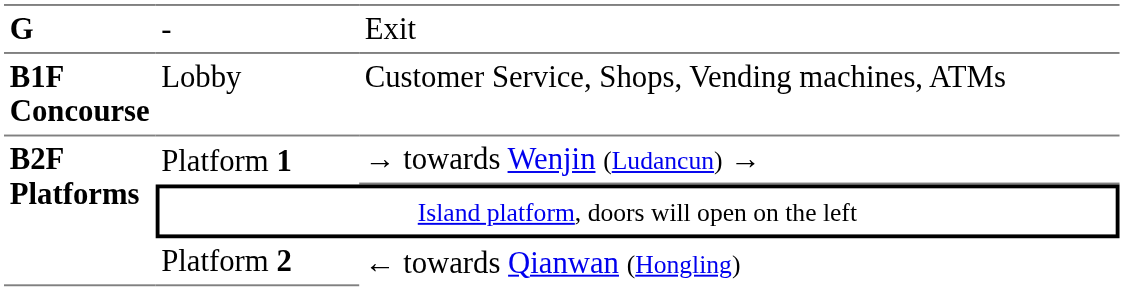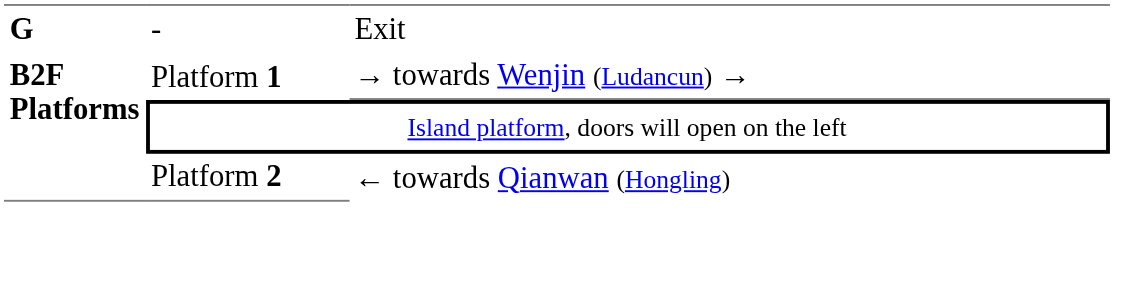- row: (201, 76)
